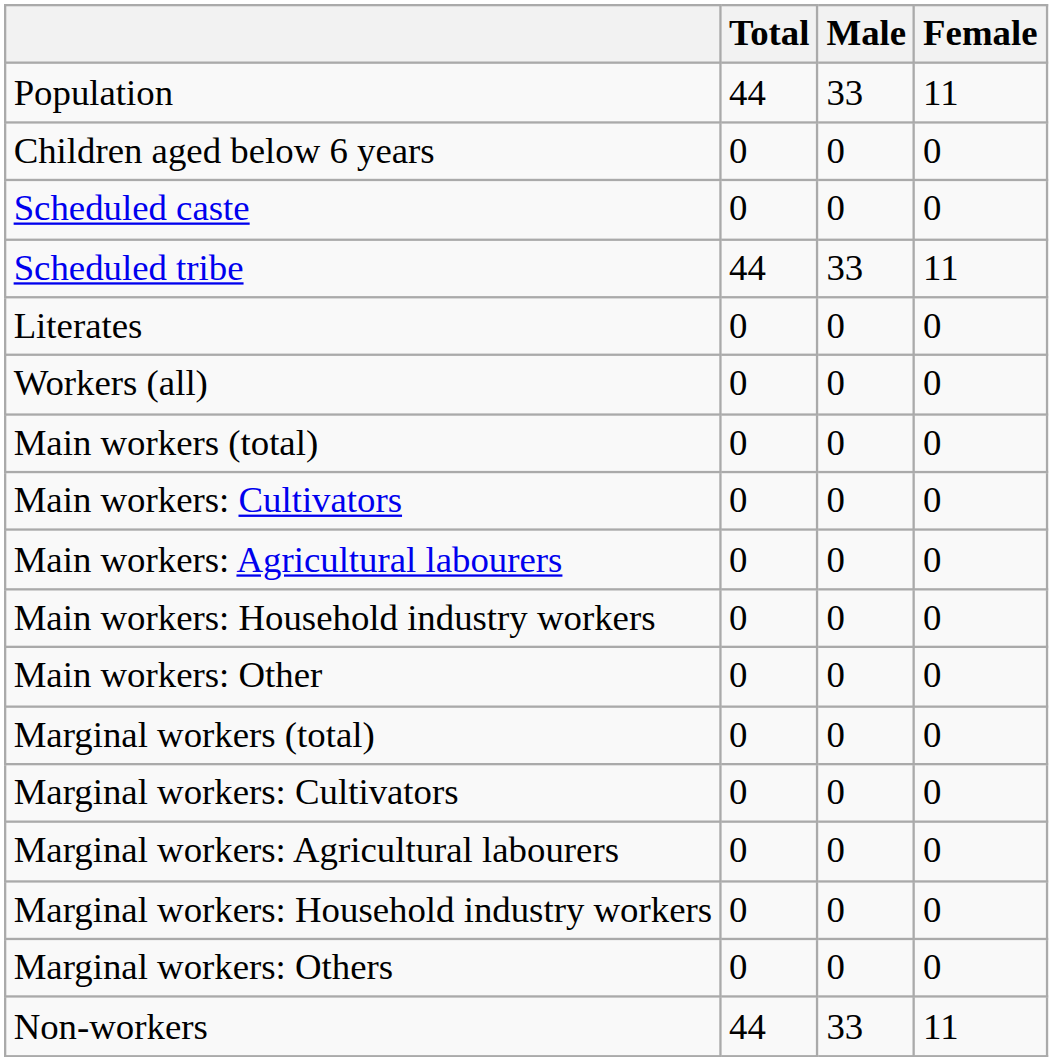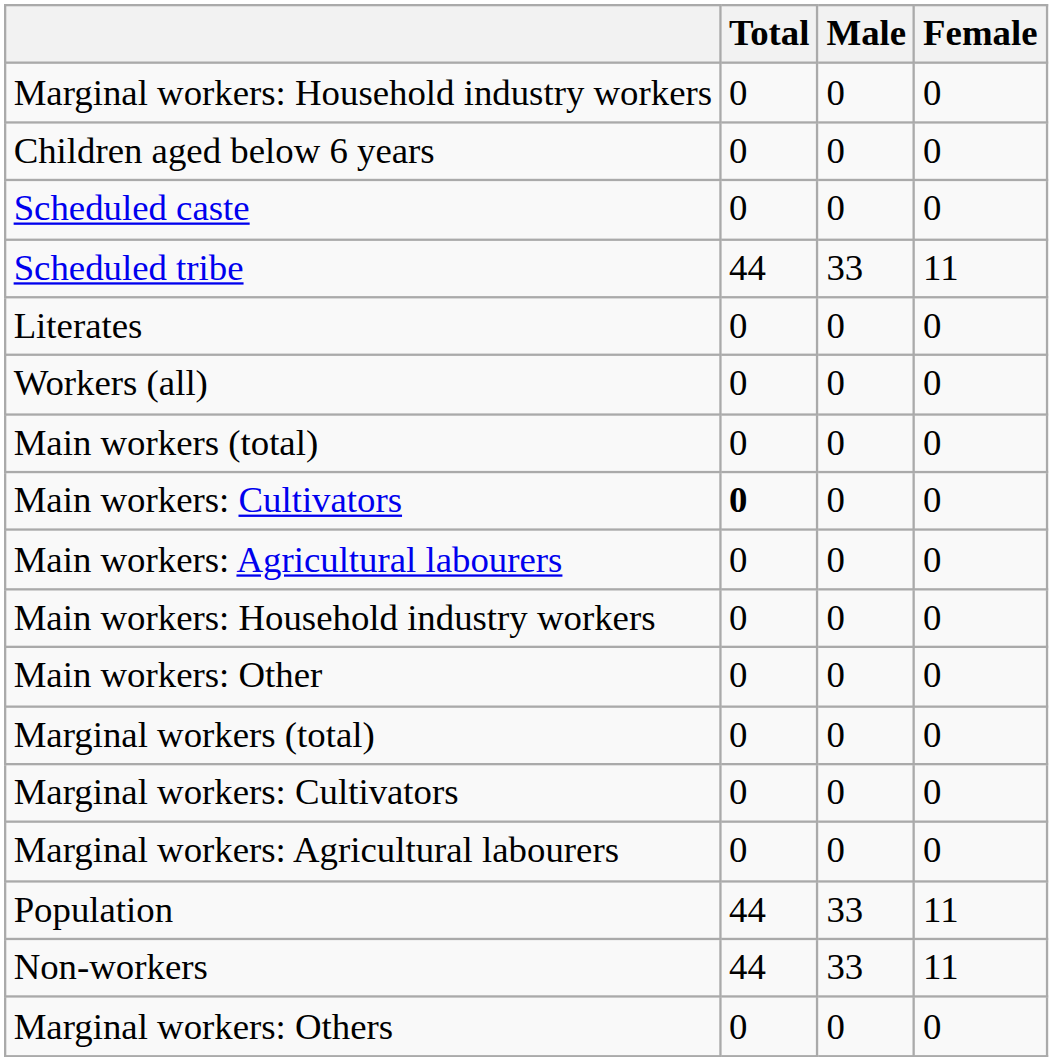rows swapped: (93, 92) <-> (363, 909)
(738, 500) normal -> (738, 500) bold
rows swapped: (203, 967) <-> (111, 1025)
